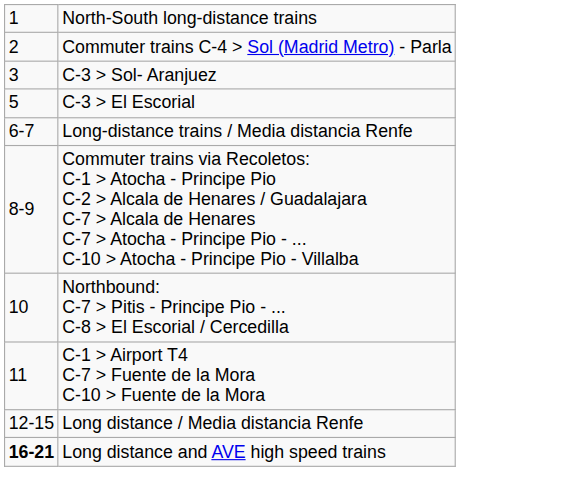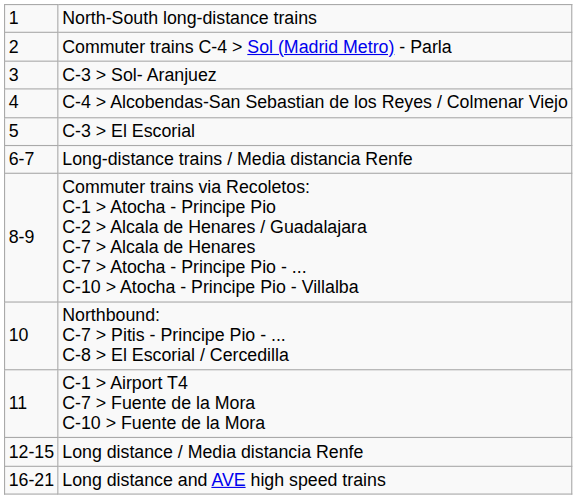+ row: (315, 103)
(31, 451) bold -> (31, 480) normal
